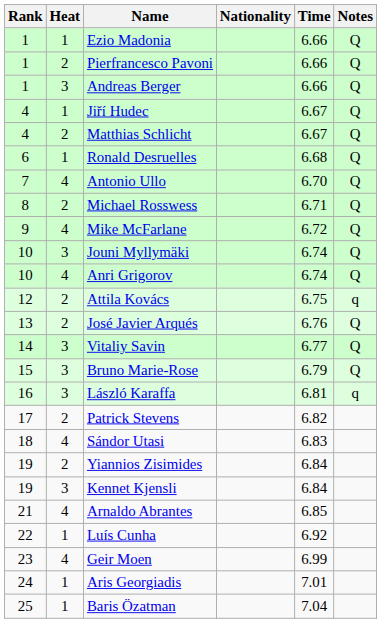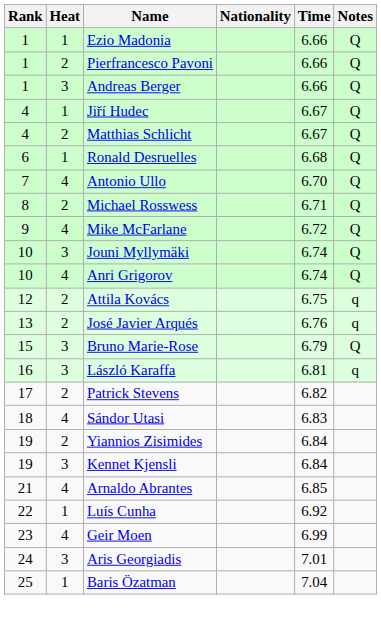(355, 323) Q -> (355, 323) q
- row: (126, 346)
(65, 582) 1 -> (65, 559) 3
